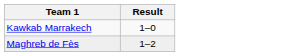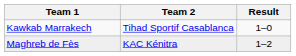+ column: (179, 12)
